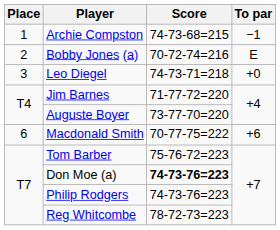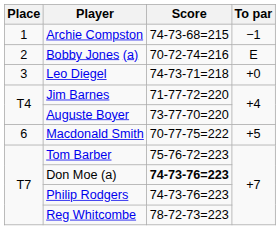(253, 134) +6 -> (253, 134) +5
